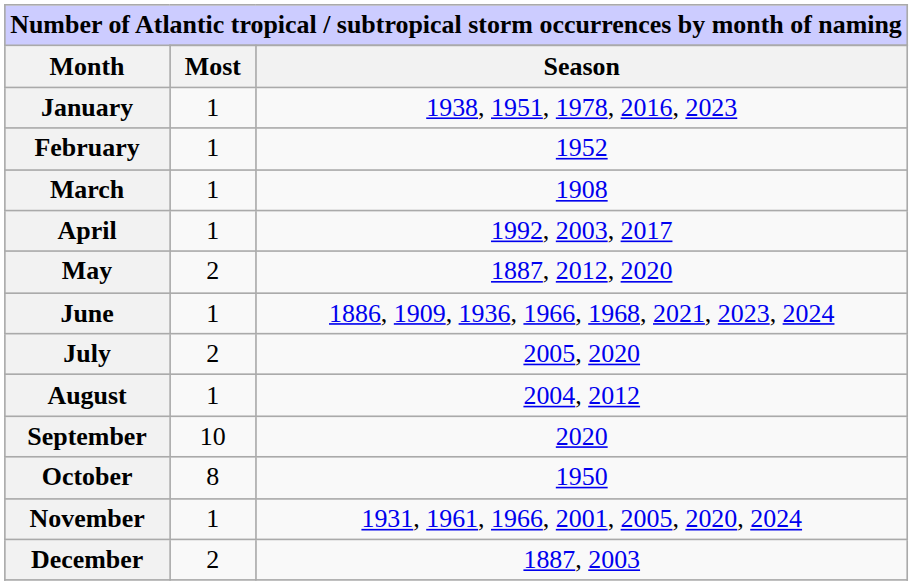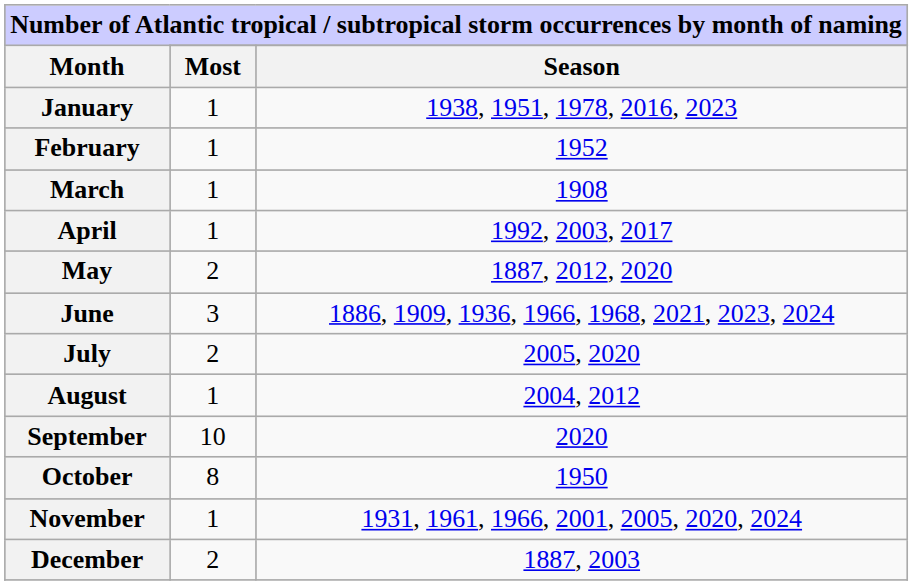(213, 312) 1 -> (213, 312) 3
